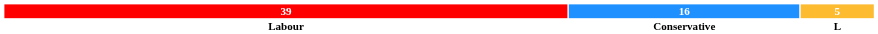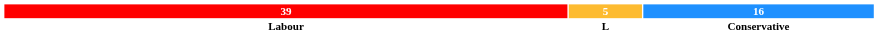columns swapped: (684, 11) <-> (837, 11)
